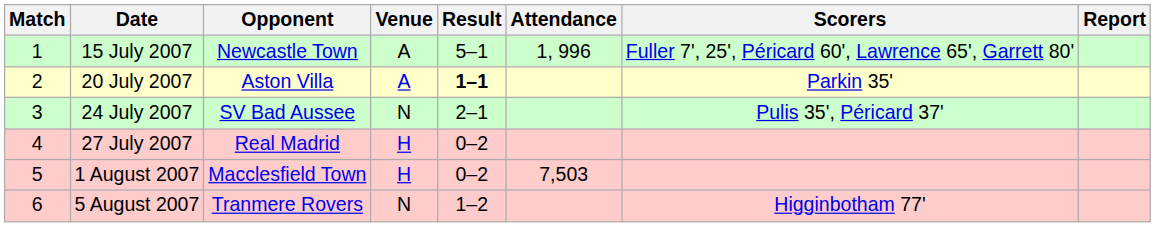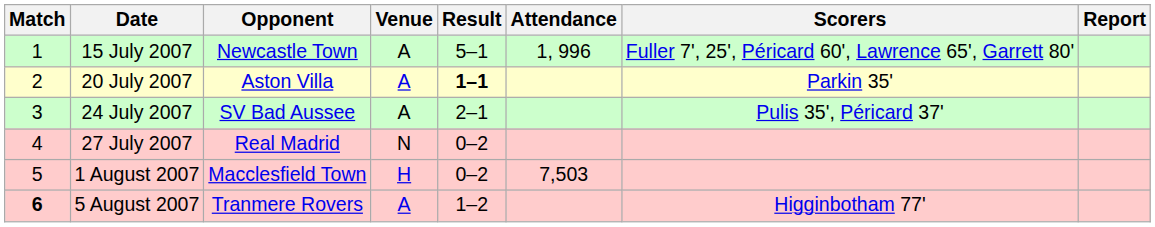(404, 112) N -> (404, 112) A
(404, 143) H -> (404, 143) N
(37, 205) normal -> (37, 205) bold
(404, 205) N -> (404, 205) A
